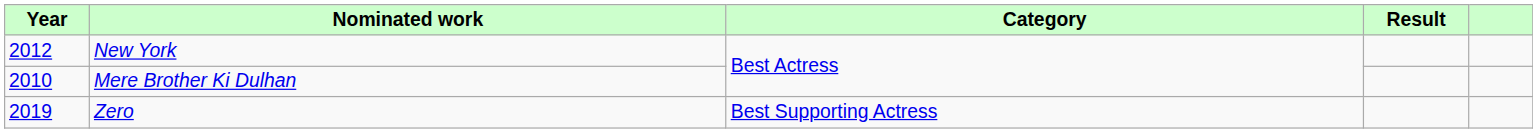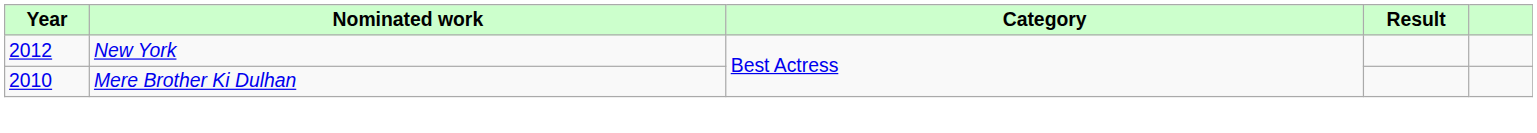- row: (114, 111)
